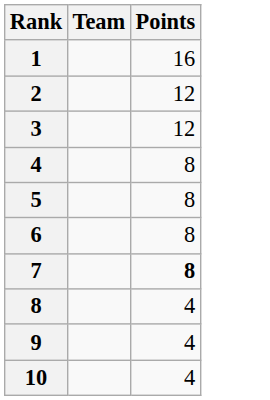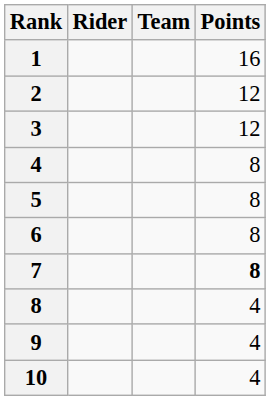+ column: (100, 22)
